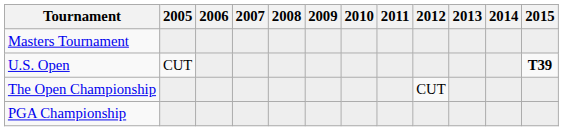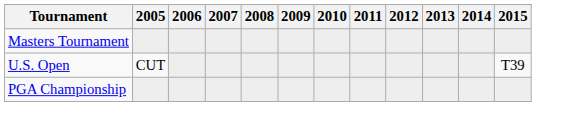(540, 65) bold -> (513, 65) normal
- row: (82, 89)
